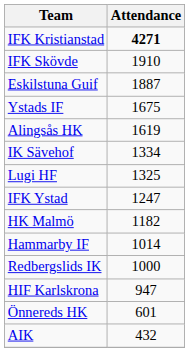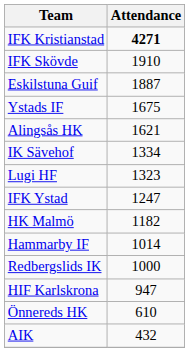(146, 130) 1619 -> (146, 130) 1621
(146, 175) 1325 -> (146, 175) 1323
(146, 312) 601 -> (146, 312) 610
